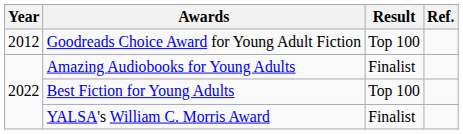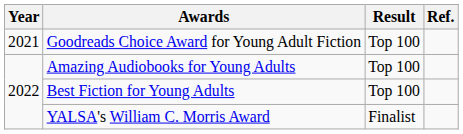(24, 41) 2012 -> (24, 41) 2021
(392, 66) Finalist -> (394, 66) Top 100
